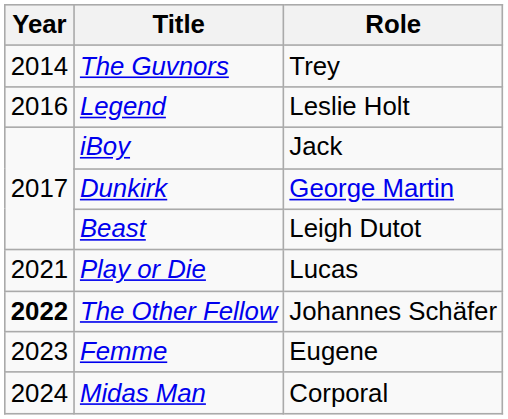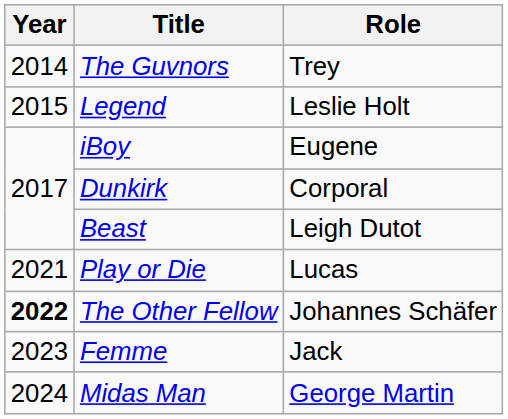(39, 106) 2016 -> (39, 106) 2015
(316, 147) Jack -> (334, 147) Eugene
(372, 188) George Martin -> (339, 188) Corporal
(334, 351) Eugene -> (316, 351) Jack
(339, 392) Corporal -> (372, 392) George Martin
